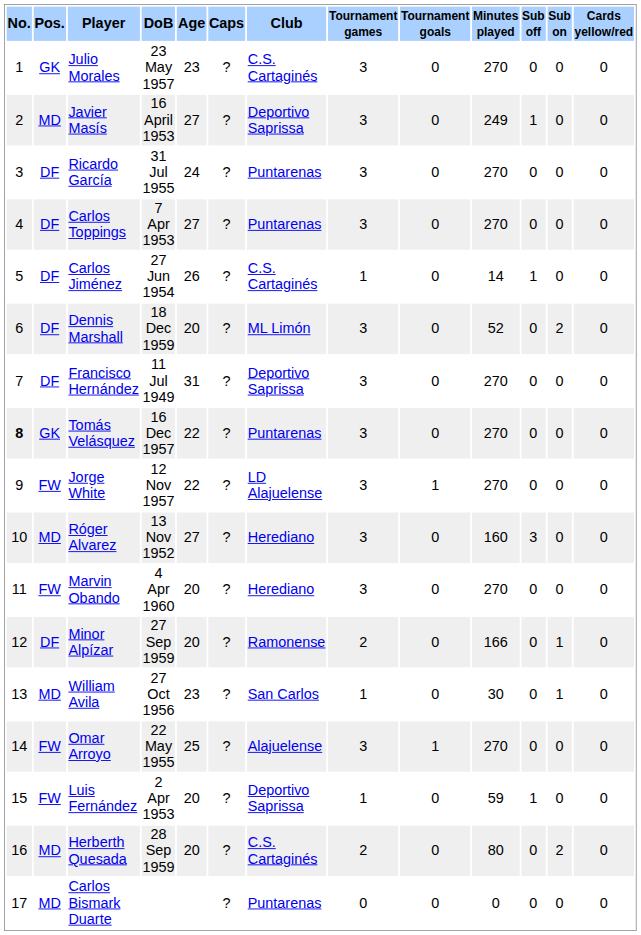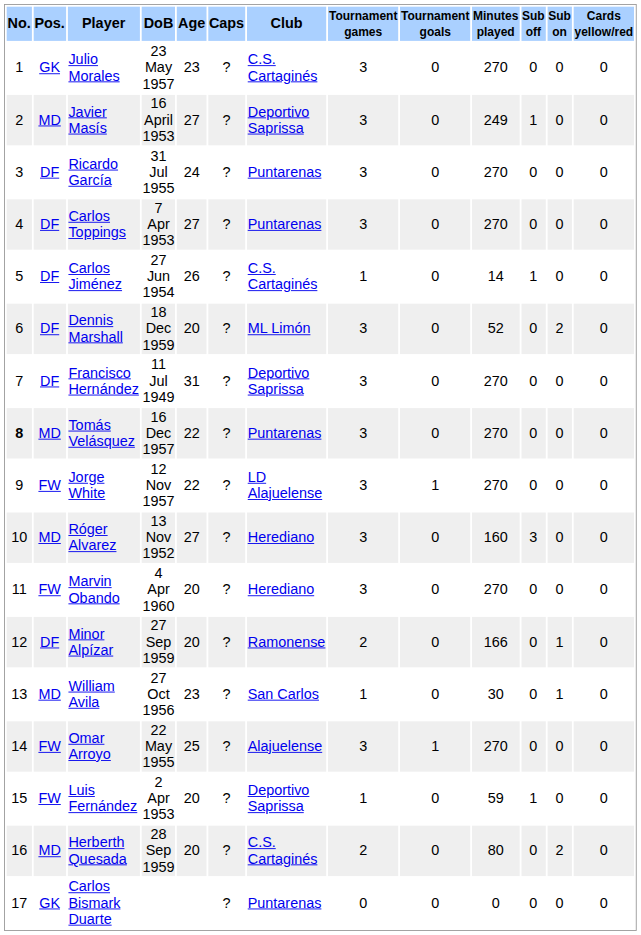(50, 433) GK -> (50, 433) MD
(50, 903) MD -> (50, 903) GK
